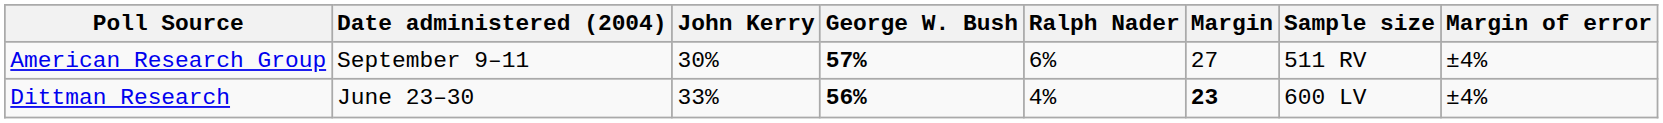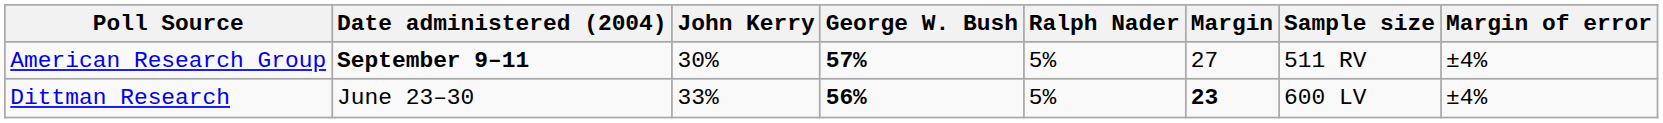(433, 61) normal -> (433, 61) bold
(1042, 61) 6% -> (1042, 61) 5%
(1042, 98) 4% -> (1042, 98) 5%
